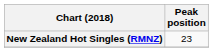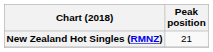(186, 39) 23 -> (186, 39) 21
